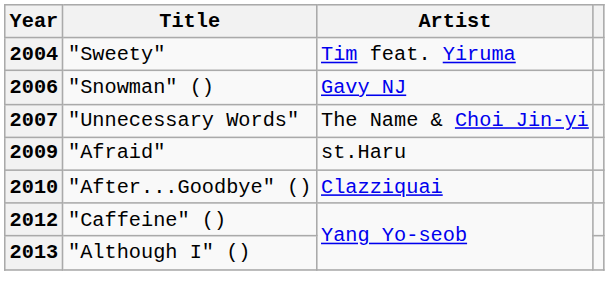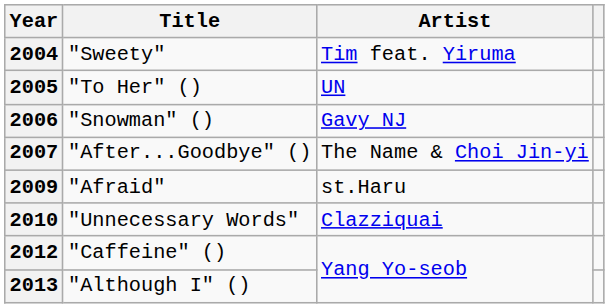+ row: (34, 87)
(184, 120) "Unnecessary Words" -> (190, 154) "After...Goodbye" ()
(190, 187) "After...Goodbye" () -> (184, 220) "Unnecessary Words"
